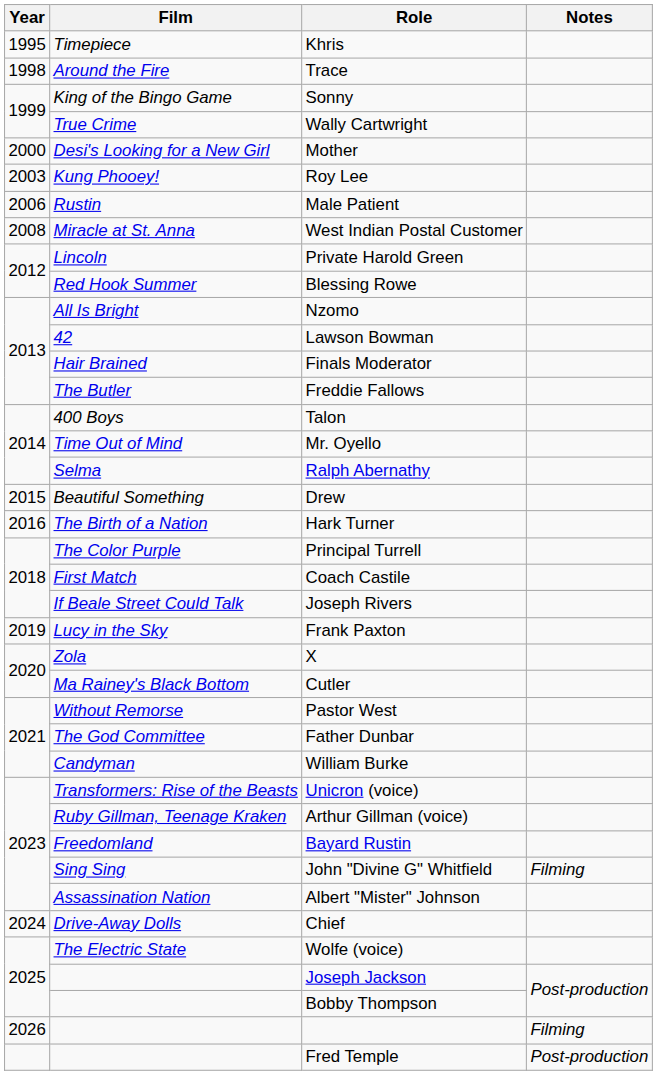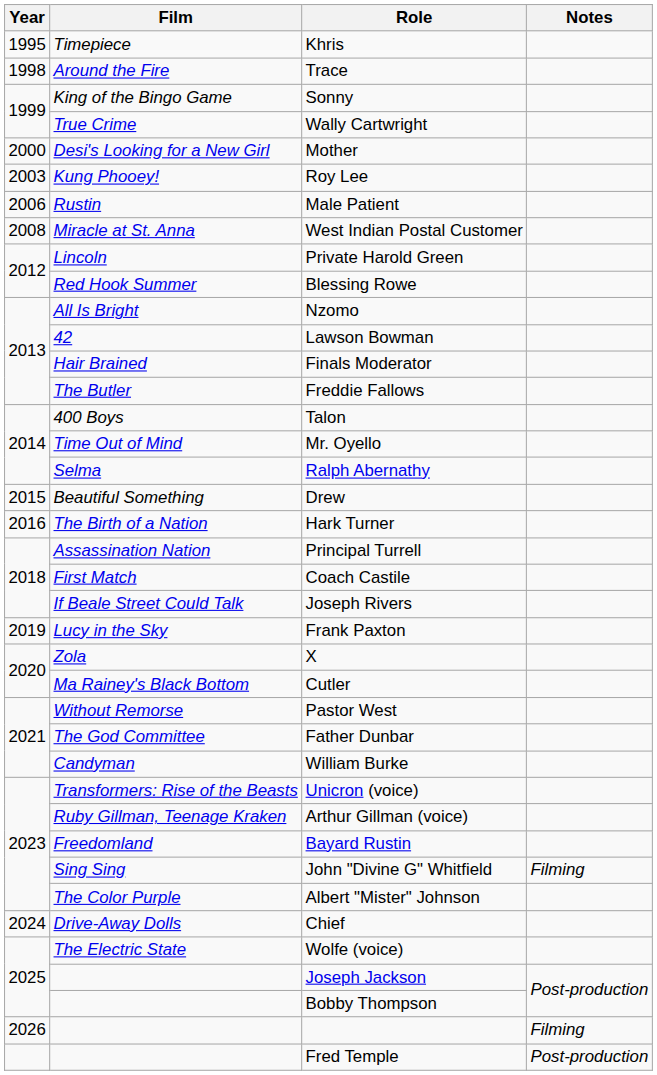(117, 550) The Color Purple -> (132, 550) Assassination Nation
(132, 897) Assassination Nation -> (117, 897) The Color Purple
